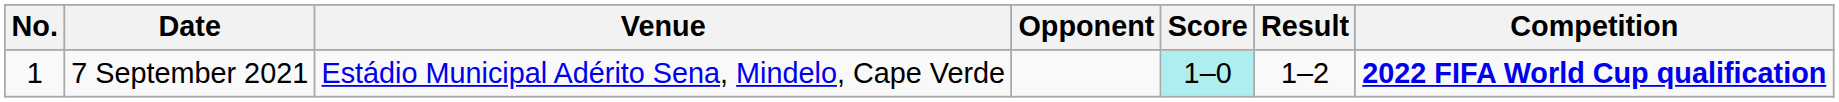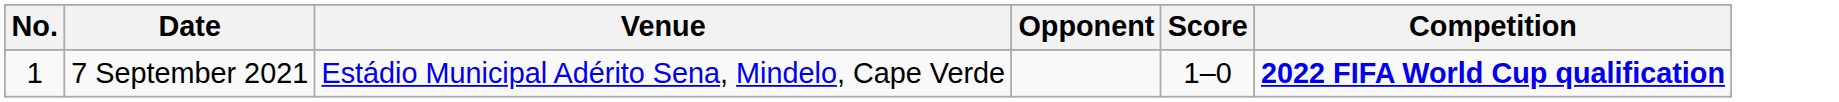- column: (1305, 27)
(1208, 73) paleturquoise background -> (1208, 73) no background
